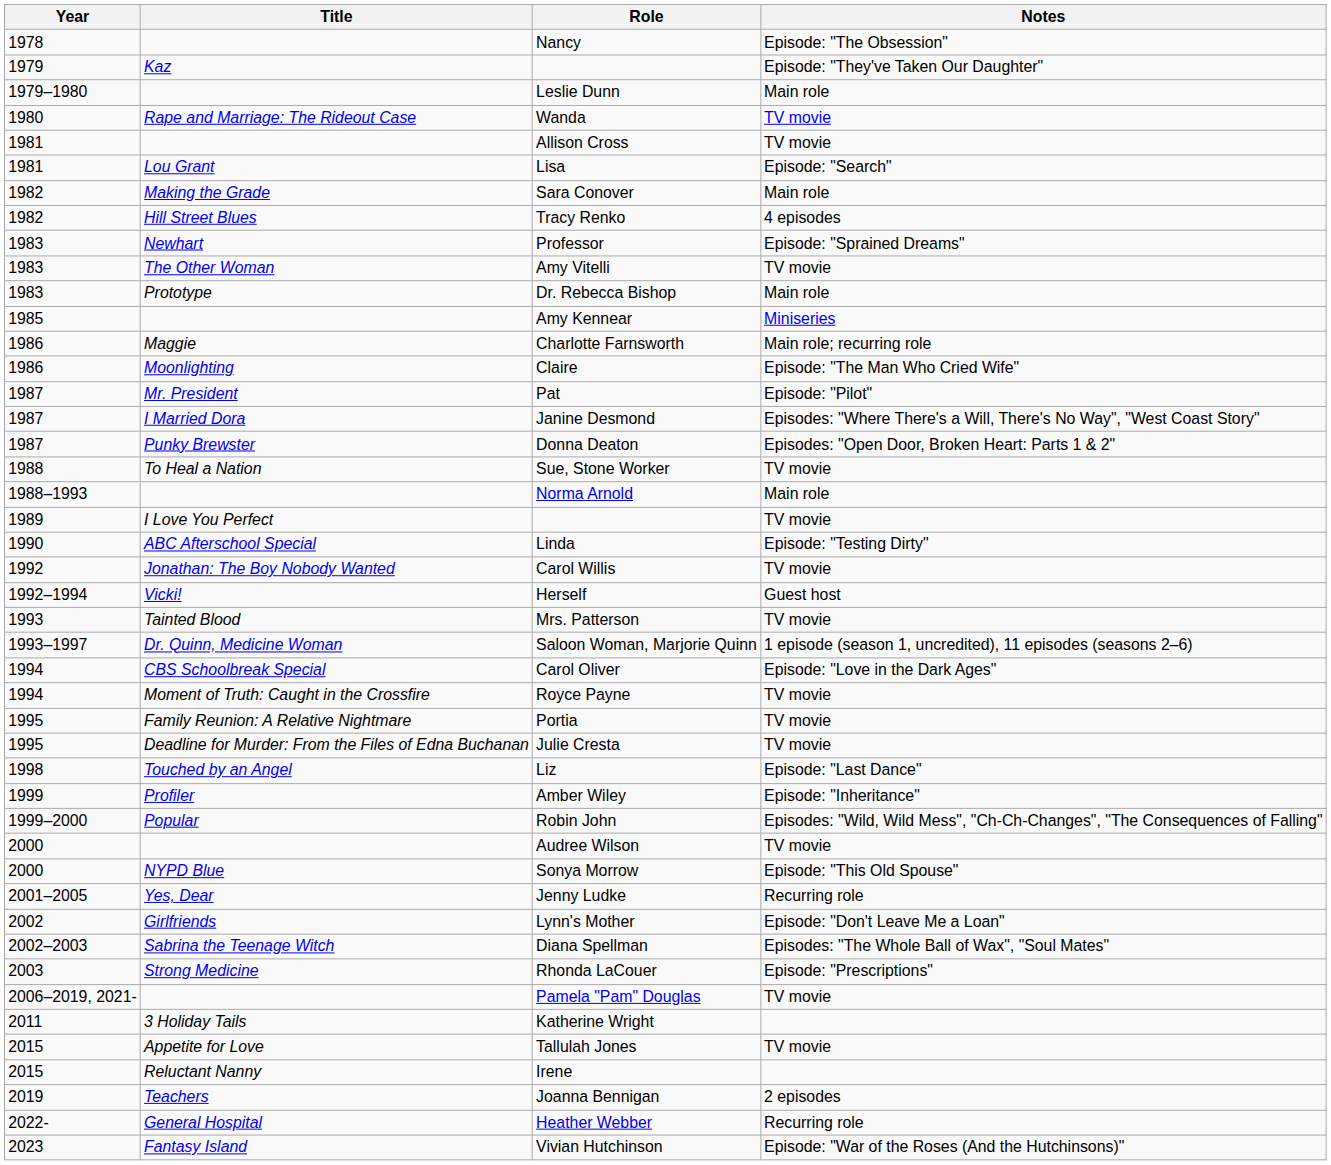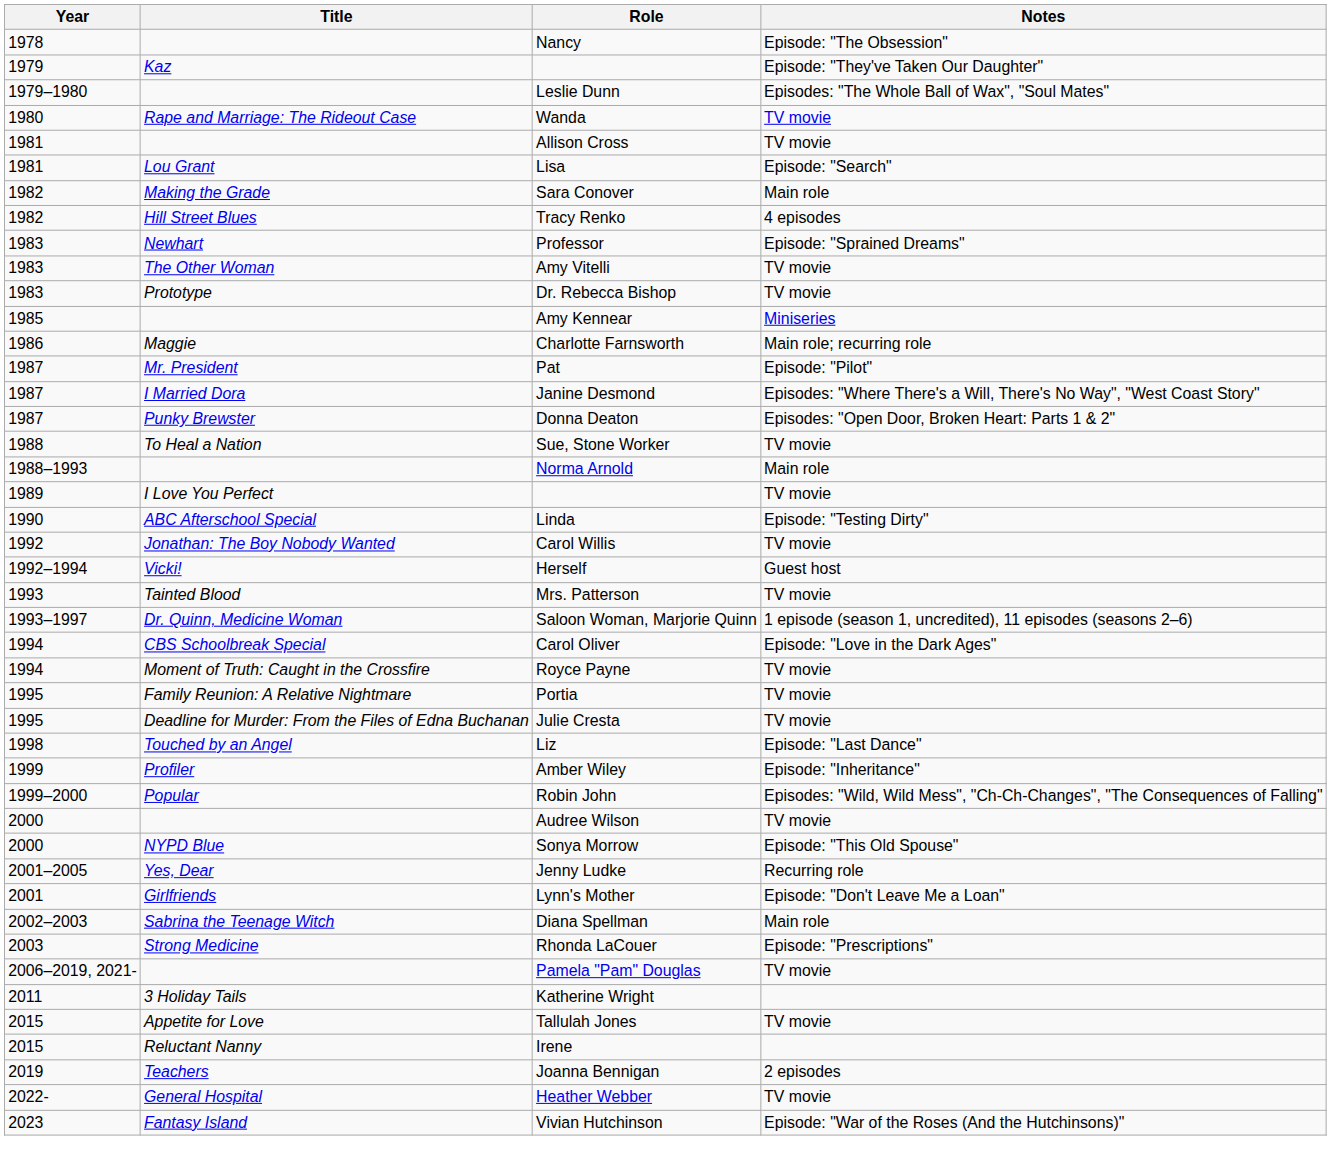(797, 92) Main role -> (937, 92) Episodes: "The Whole Ball of Wax", "Soul Mates"
(797, 293) Main role -> (798, 293) TV movie
- row: (189, 368)
(26, 921) 2002 -> (26, 896) 2001
(937, 946) Episodes: "The Whole Ball of Wax", "Soul Mates" -> (797, 921) Main role
(814, 1122) Recurring role -> (798, 1097) TV movie
